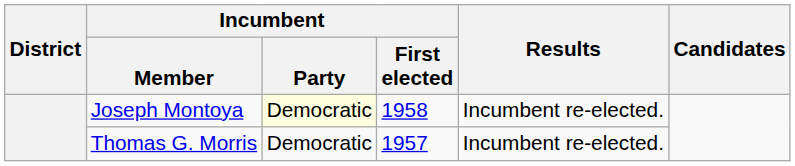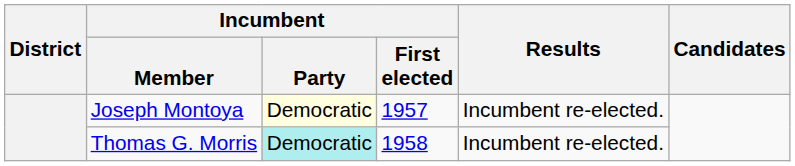(405, 110) 1958 -> (405, 110) 1957
(319, 143) no background -> (319, 143) paleturquoise background
(405, 143) 1957 -> (405, 143) 1958
